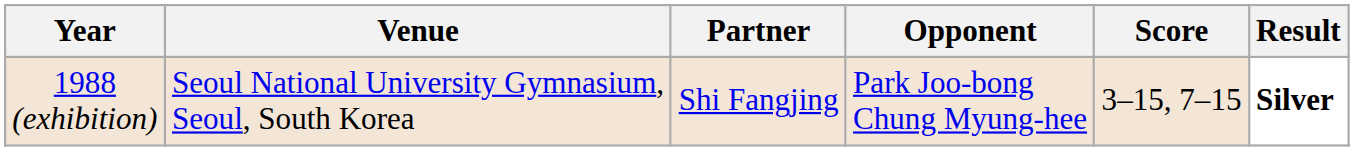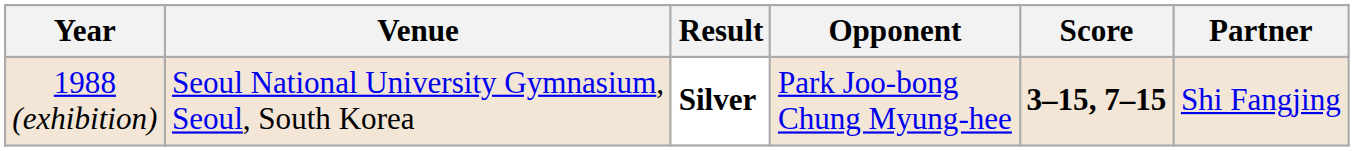columns swapped: (759, 30) <-> (1298, 30)
(1172, 100) normal -> (1096, 100) bold
